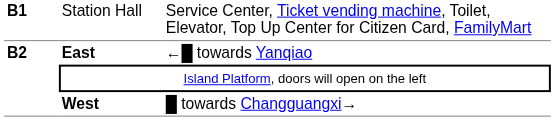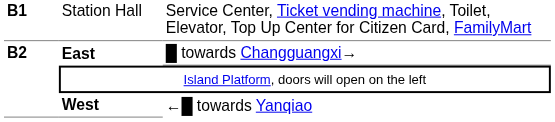(239, 52) ←█ towards Yanqiao -> (261, 52) █ towards Changguangxi→
(261, 103) █ towards Changguangxi→ -> (239, 105) ←█ towards Yanqiao
